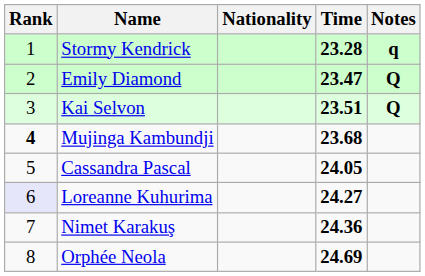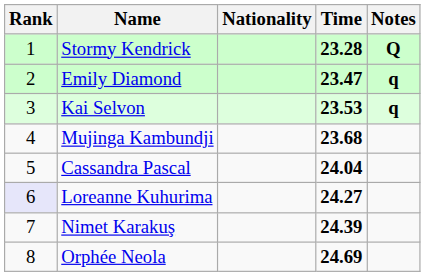(393, 49) q -> (393, 49) Q
(393, 78) Q -> (393, 78) q
(341, 108) 23.51 -> (341, 108) 23.53
(393, 108) Q -> (393, 108) q
(31, 138) bold -> (31, 138) normal
(341, 167) 24.05 -> (341, 167) 24.04
(341, 227) 24.36 -> (341, 227) 24.39
